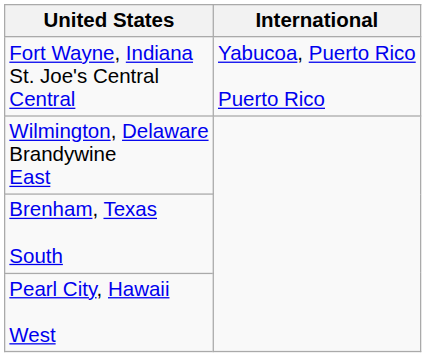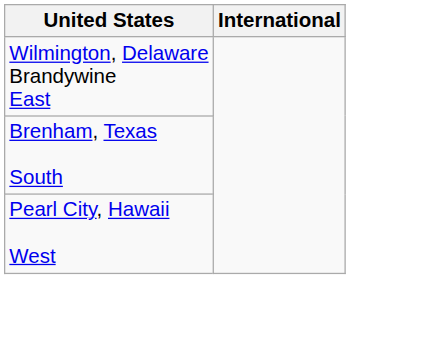- row: (101, 76)
